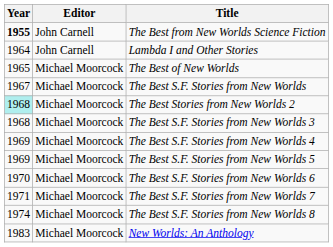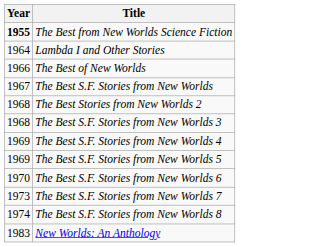- column: (79, 13)
(19, 68) 1965 -> (19, 68) 1966
(19, 104) paleturquoise background -> (19, 104) no background
(19, 196) 1971 -> (19, 196) 1973
